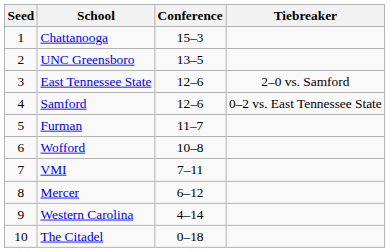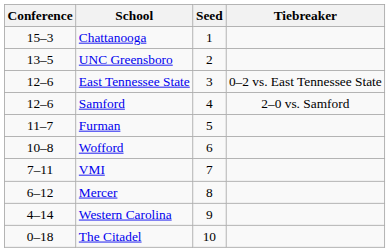columns swapped: (21, 15) <-> (190, 15)
(305, 81) 2–0 vs. Samford -> (305, 81) 0–2 vs. East Tennessee State
(305, 103) 0–2 vs. East Tennessee State -> (305, 103) 2–0 vs. Samford
